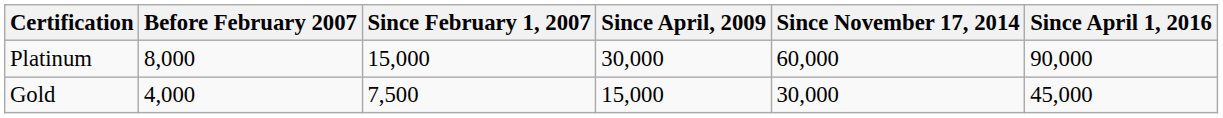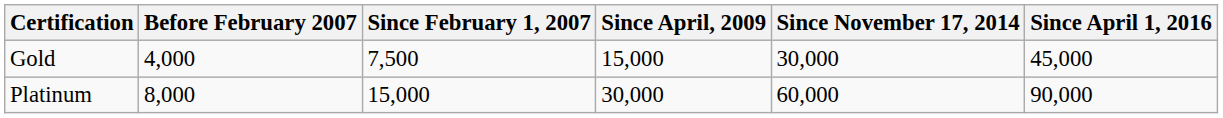rows swapped: (33, 94) <-> (51, 58)
